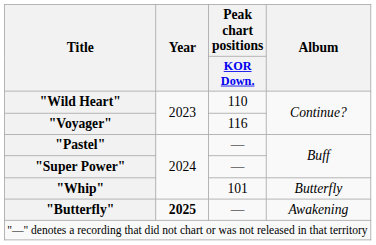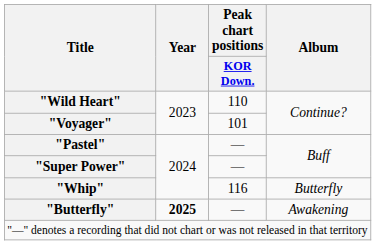(238, 123) 116 -> (238, 123) 101
(238, 188) 101 -> (238, 188) 116
